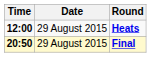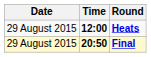columns swapped: (72, 12) <-> (20, 12)
